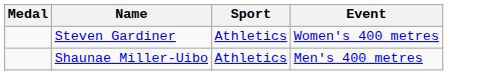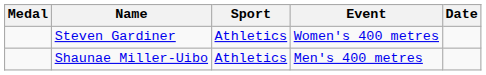+ column: (462, 16)
